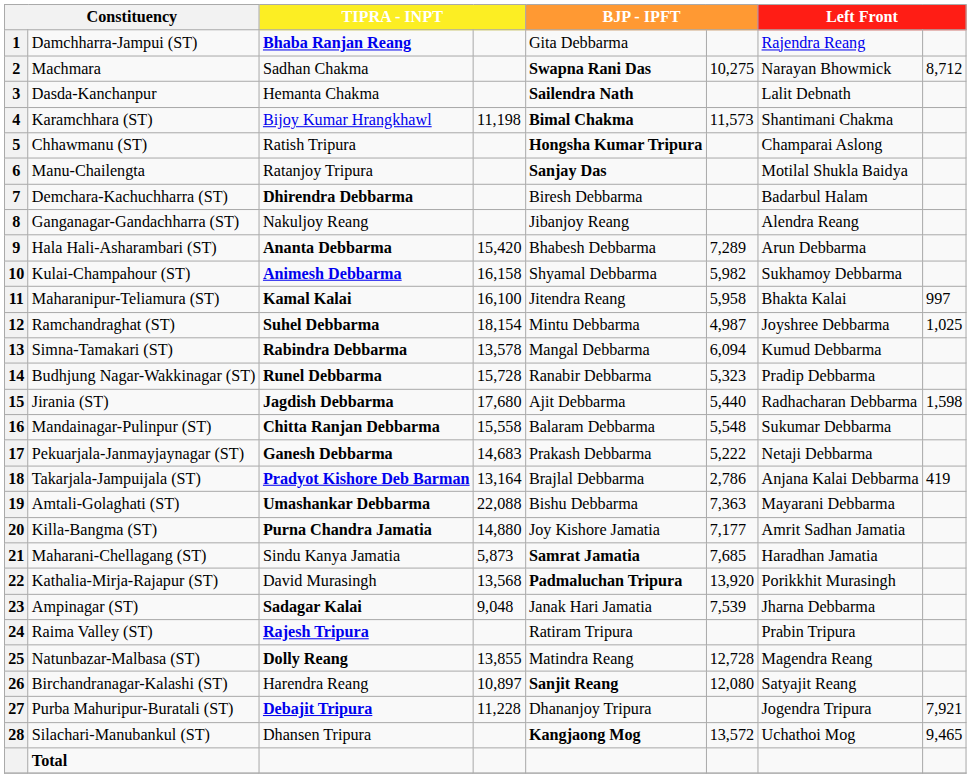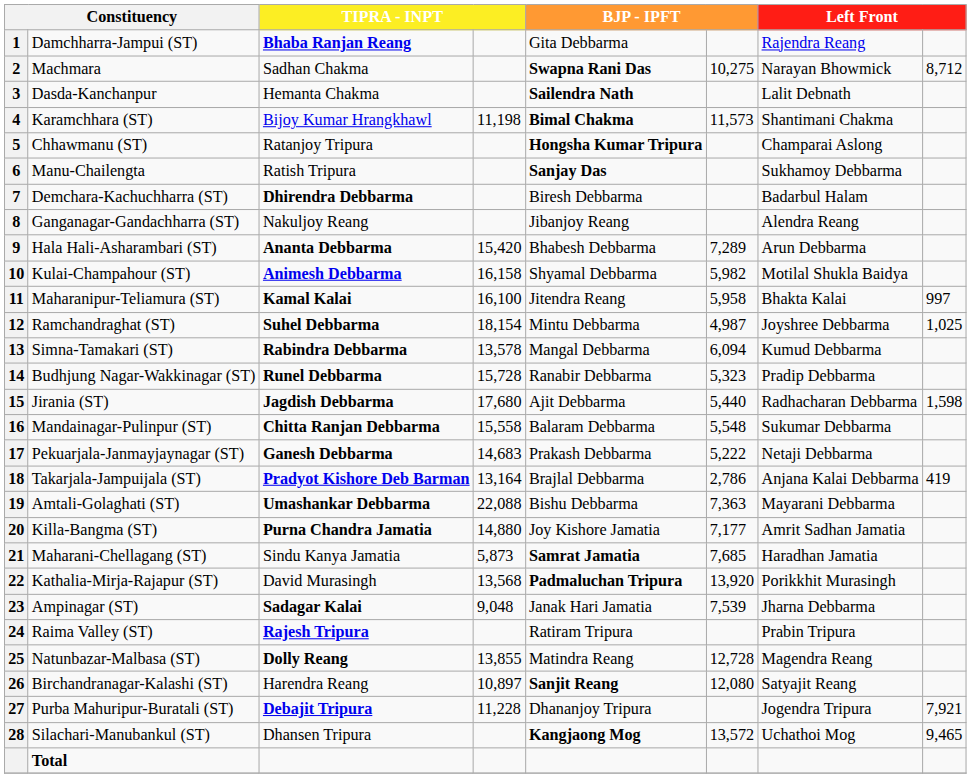(309, 145) Ratish Tripura -> (318, 145) Ratanjoy Tripura
(318, 171) Ratanjoy Tripura -> (309, 171) Ratish Tripura
(835, 171) Motilal Shukla Baidya -> (832, 171) Sukhamoy Debbarma
(832, 273) Sukhamoy Debbarma -> (835, 273) Motilal Shukla Baidya
